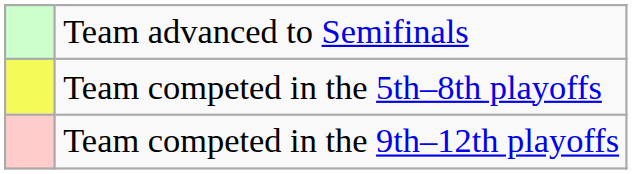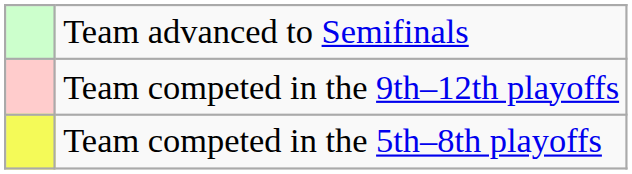rows swapped: (333, 86) <-> (341, 140)
